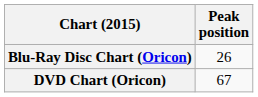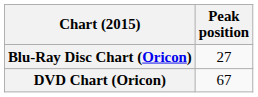(224, 56) 26 -> (224, 56) 27
